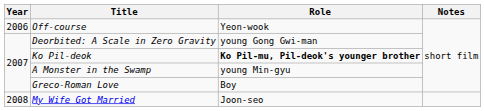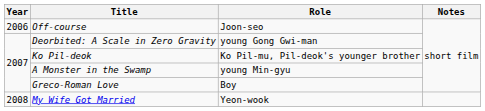(245, 26) Yeon-wook -> (242, 26) Joon-seo
(320, 56) bold -> (320, 56) normal
(242, 99) Joon-seo -> (245, 99) Yeon-wook
